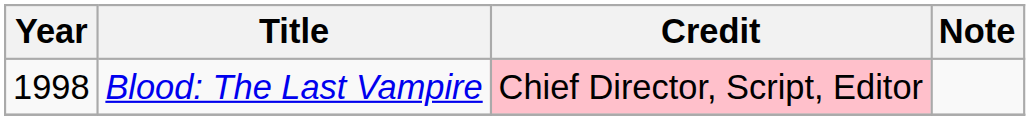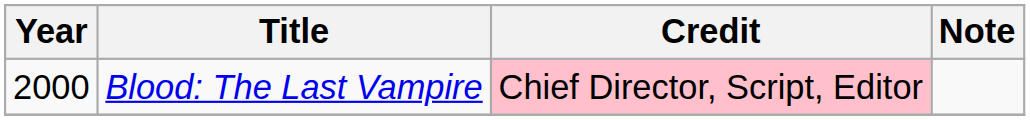(51, 86) 1998 -> (51, 86) 2000
